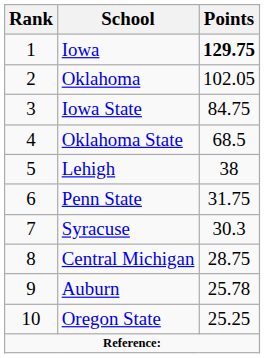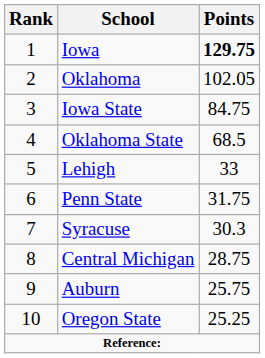(229, 169) 38 -> (229, 169) 33
(229, 288) 25.78 -> (229, 288) 25.75
